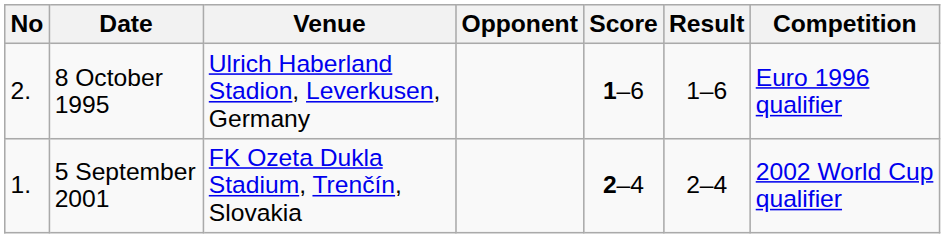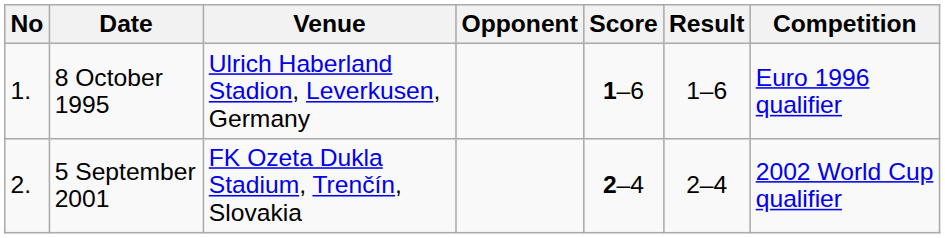(21, 90) 2. -> (21, 90) 1.
(21, 185) 1. -> (21, 185) 2.
